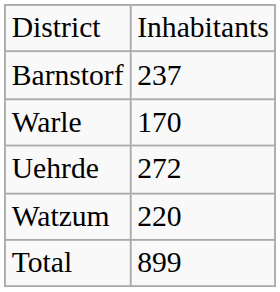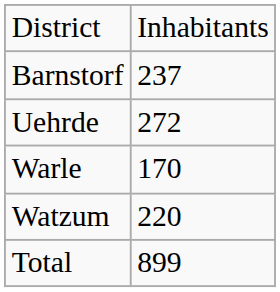rows swapped: (55, 168) <-> (47, 121)
